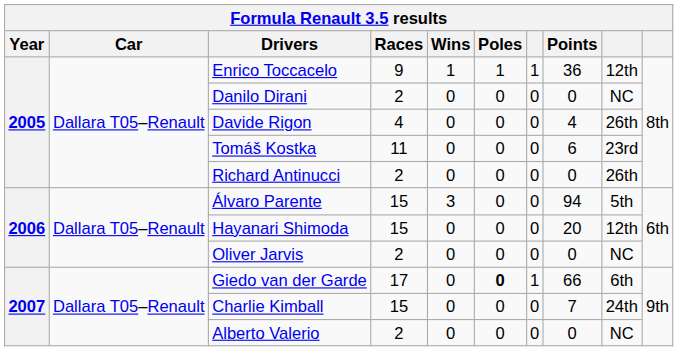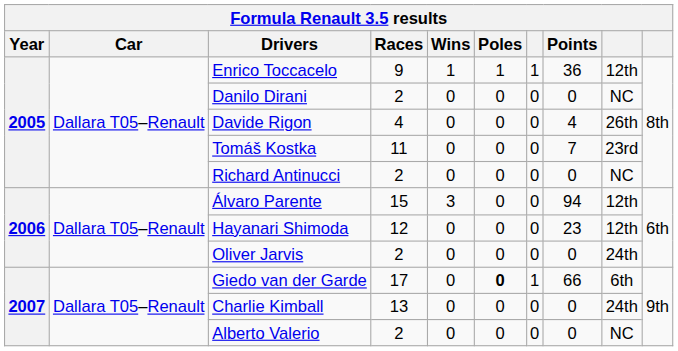(572, 149) 6 -> (572, 149) 7
(622, 175) 26th -> (622, 175) NC
(622, 201) 5th -> (622, 201) 12th
(399, 228) 15 -> (399, 228) 12
(572, 228) 20 -> (572, 228) 23
(622, 254) NC -> (622, 254) 24th
(399, 306) 15 -> (399, 306) 13
(572, 306) 7 -> (572, 306) 0
